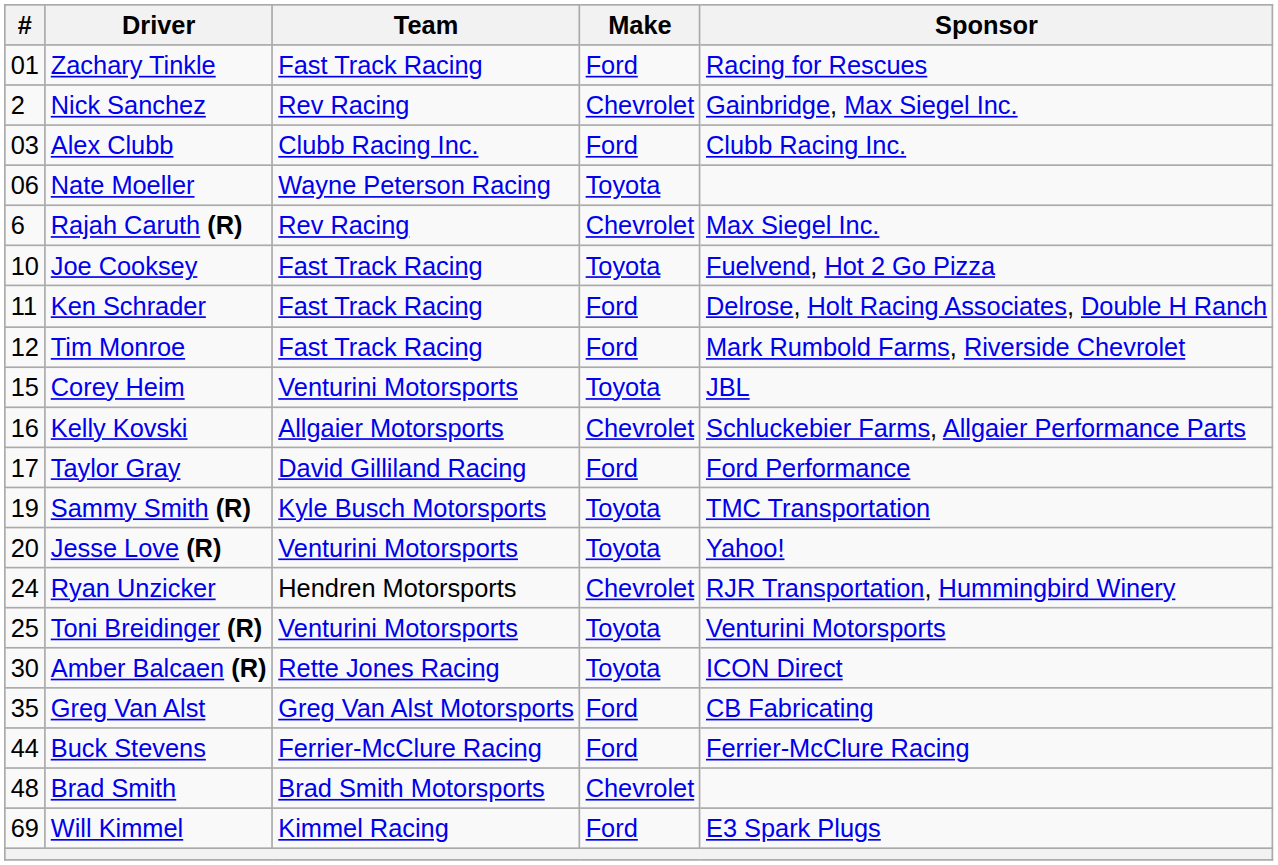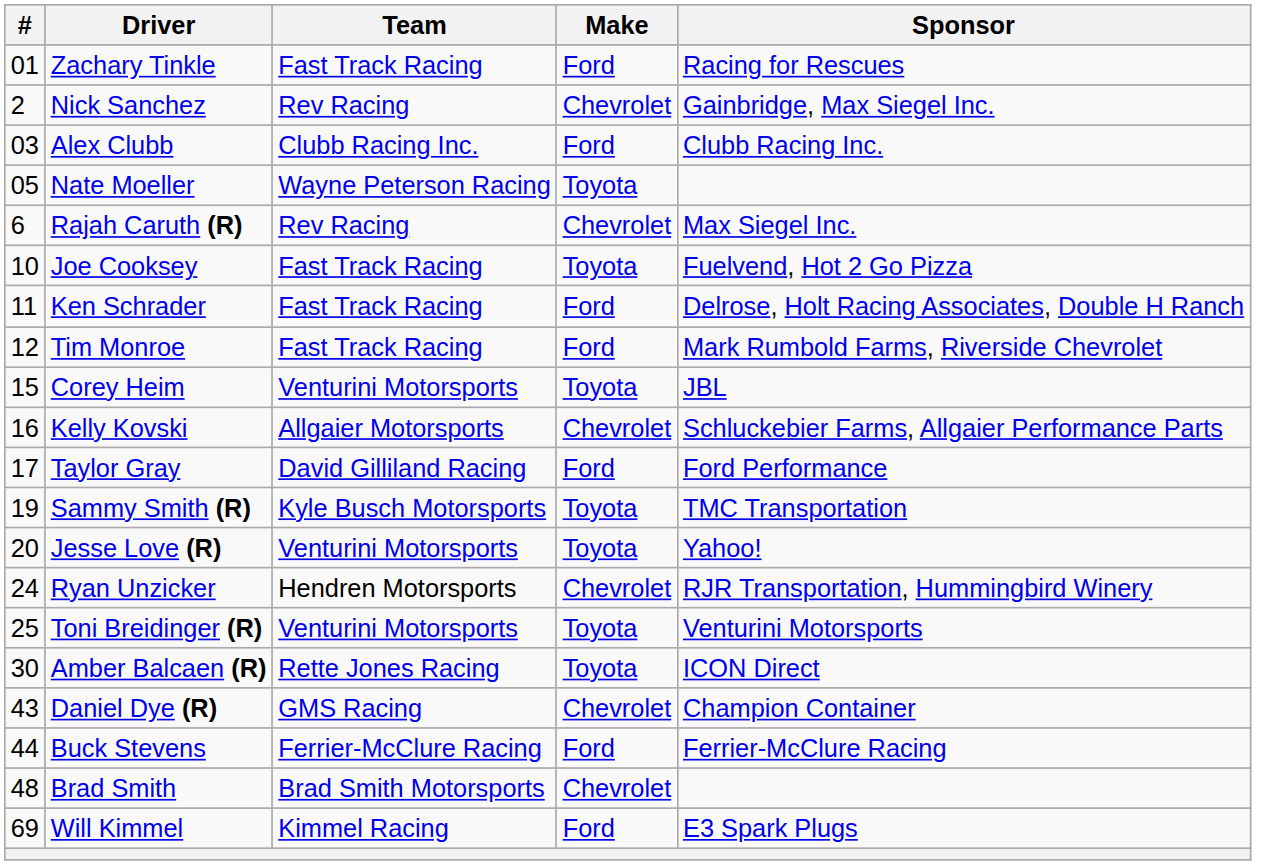(25, 186) 06 -> (25, 186) 05
- row: (128, 708)
+ row: (134, 708)
